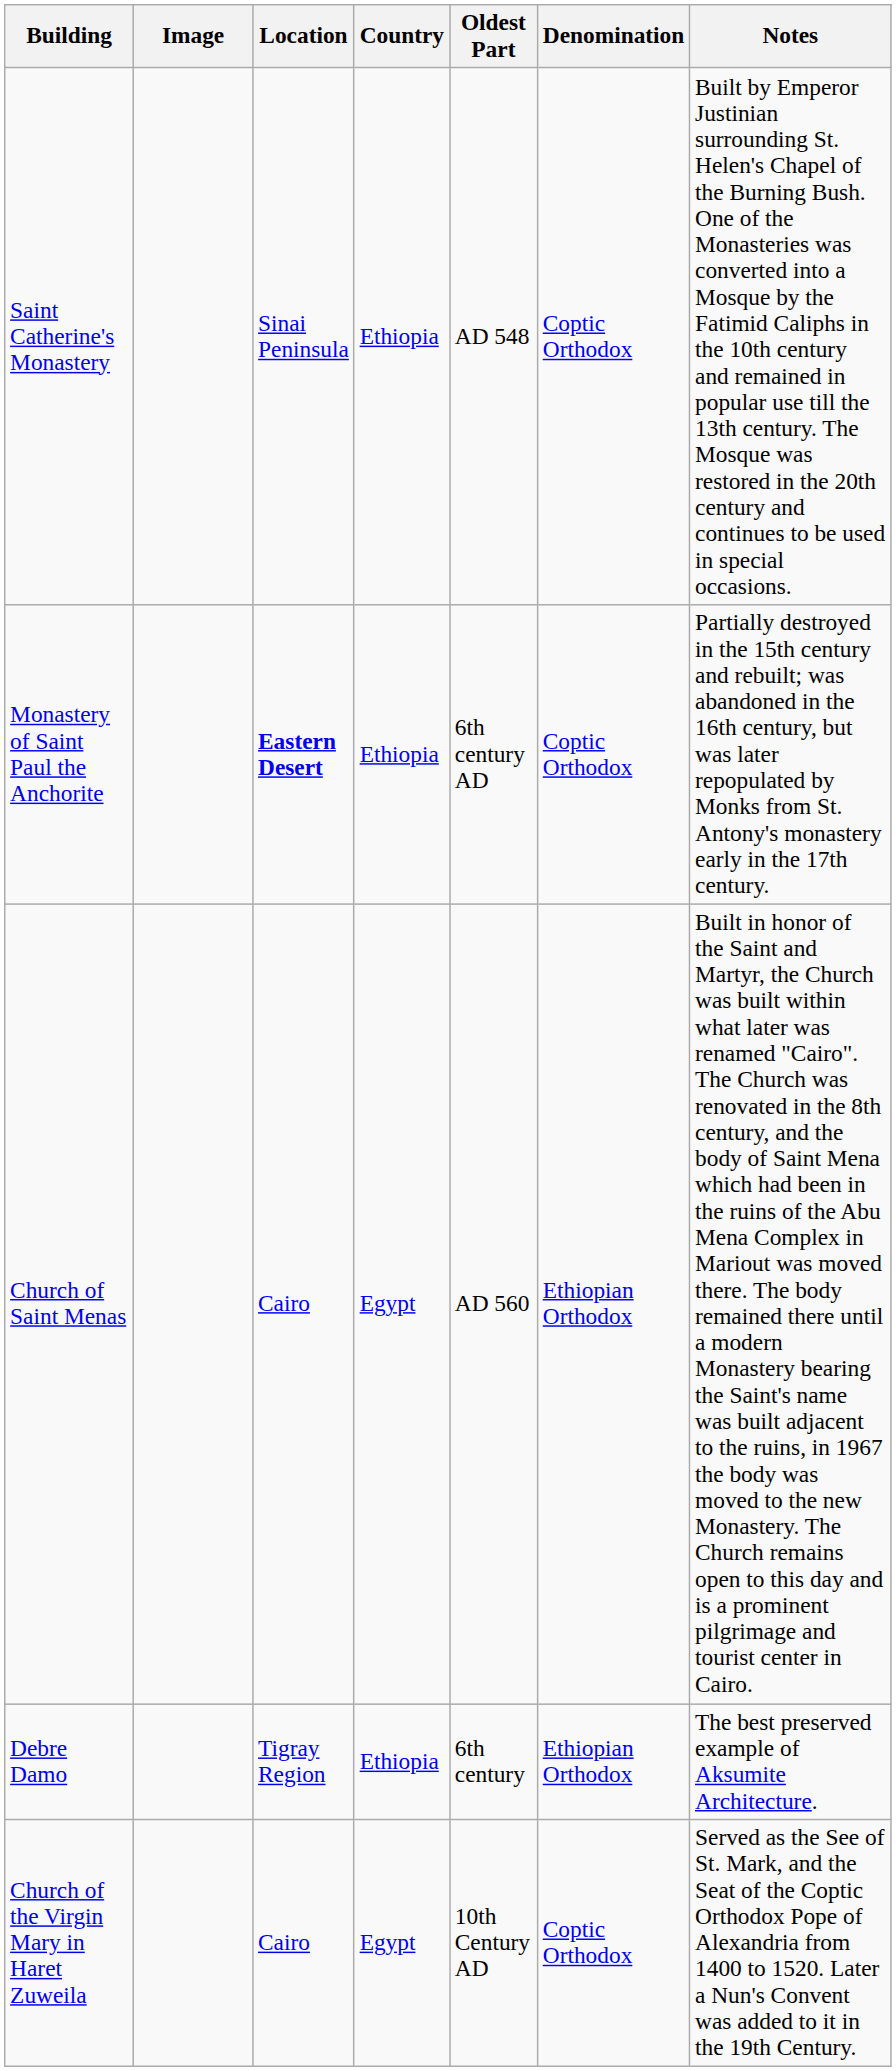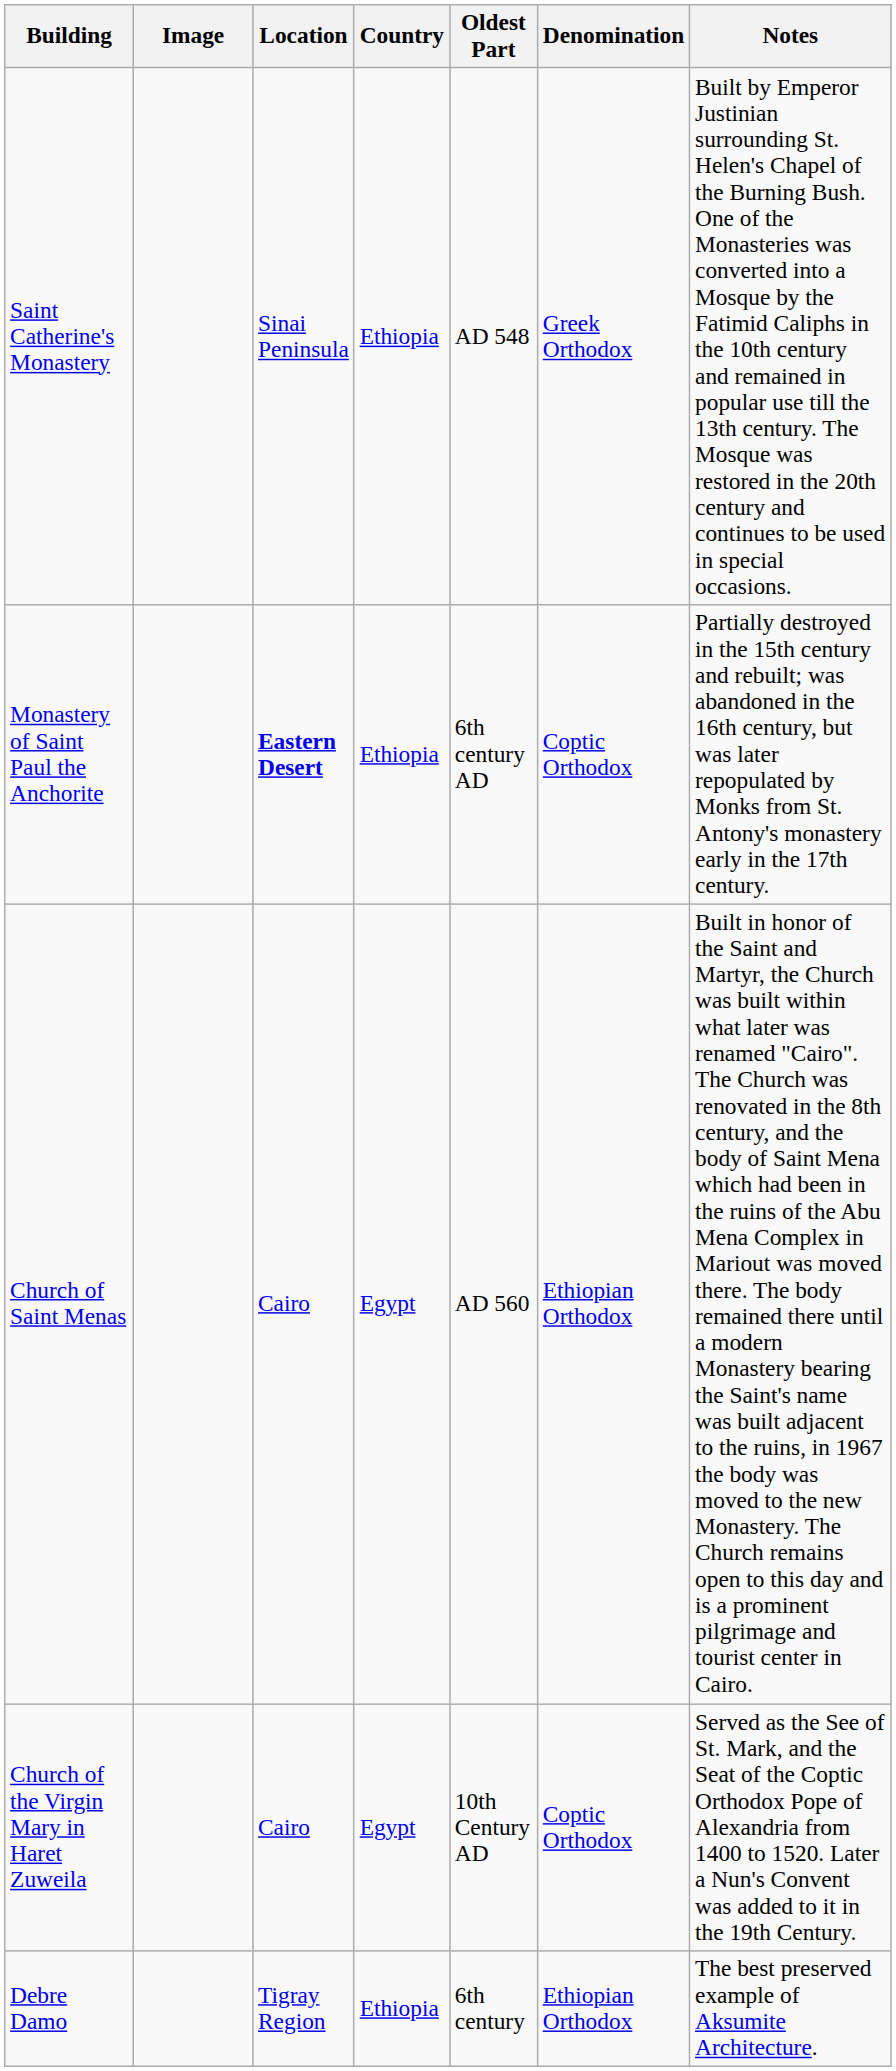(588, 336) Coptic Orthodox -> (588, 336) Greek Orthodox
rows swapped: (39, 1761) <-> (57, 1942)
